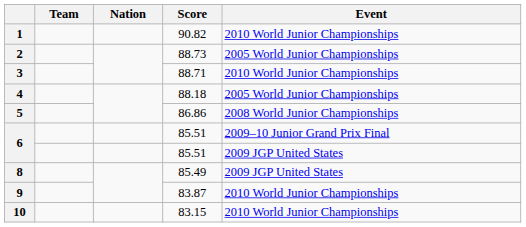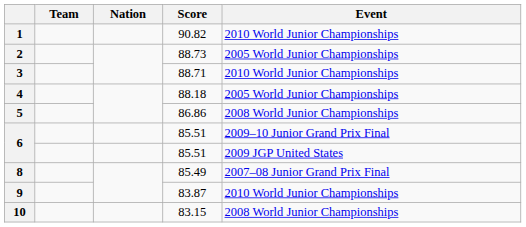(284, 172) 2009 JGP United States -> (307, 172) 2007–08 Junior Grand Prix Final
(311, 212) 2010 World Junior Championships -> (311, 212) 2008 World Junior Championships
